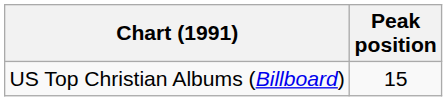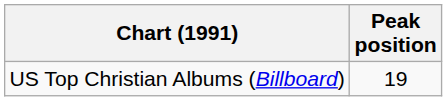(396, 78) 15 -> (396, 78) 19
